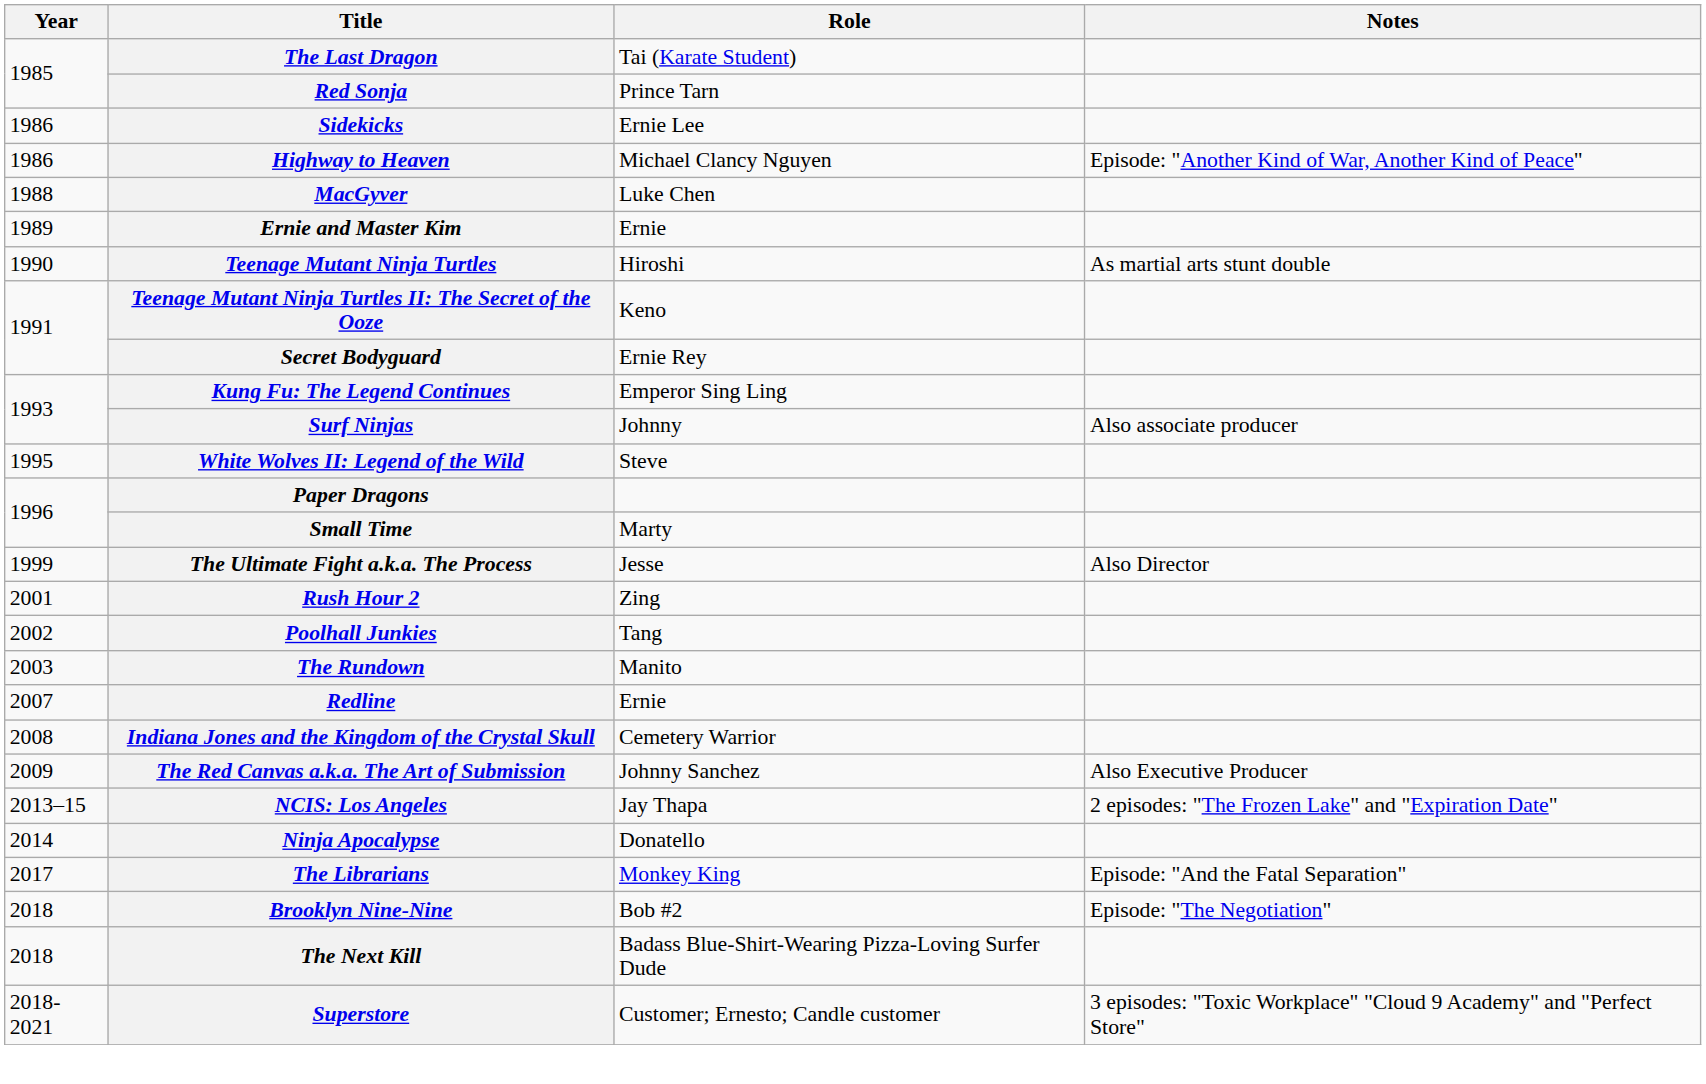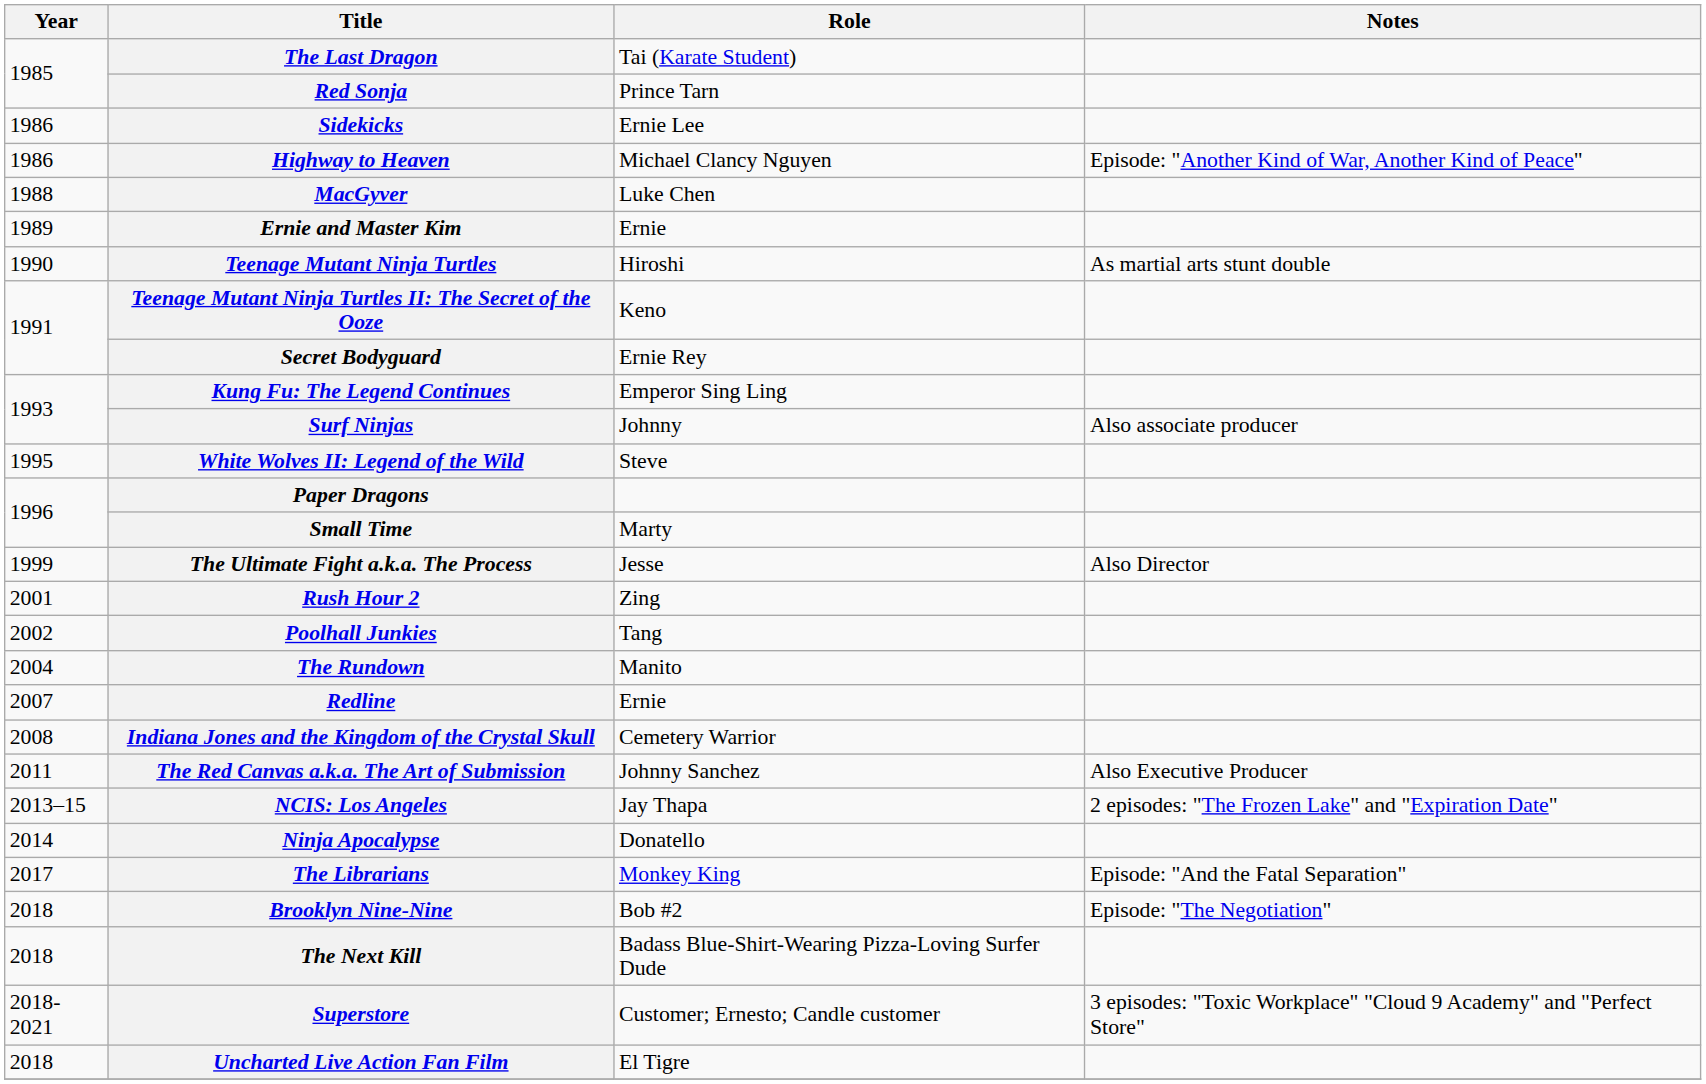(31, 667) 2003 -> (31, 667) 2004
(31, 770) 2009 -> (31, 770) 2011
+ row: (361, 1061)
